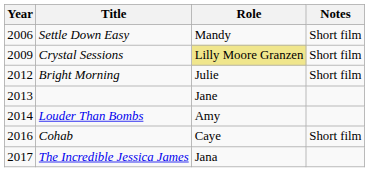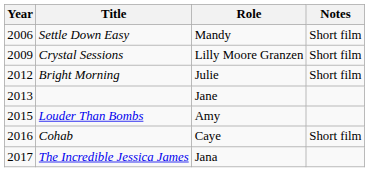(249, 55) khaki background -> (249, 55) no background
(20, 116) 2014 -> (20, 116) 2015
